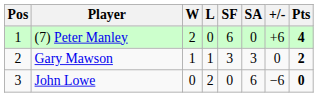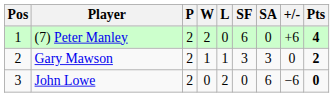+ column: (190, 15)
